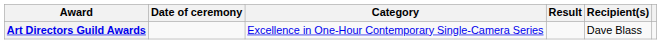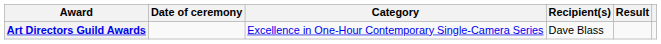columns swapped: (618, 13) <-> (565, 13)
